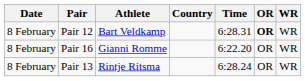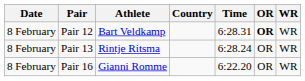rows swapped: (77, 66) <-> (77, 48)
